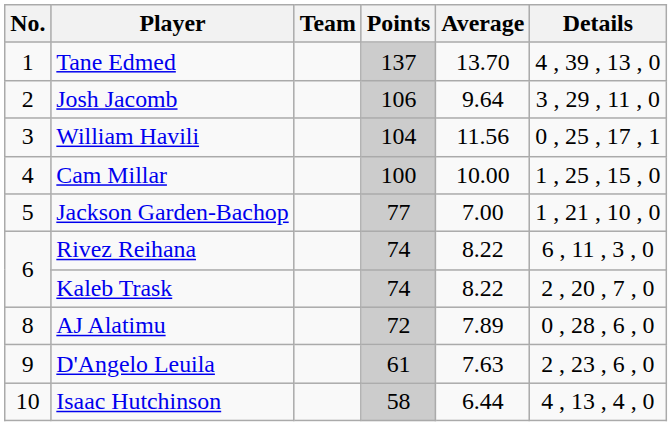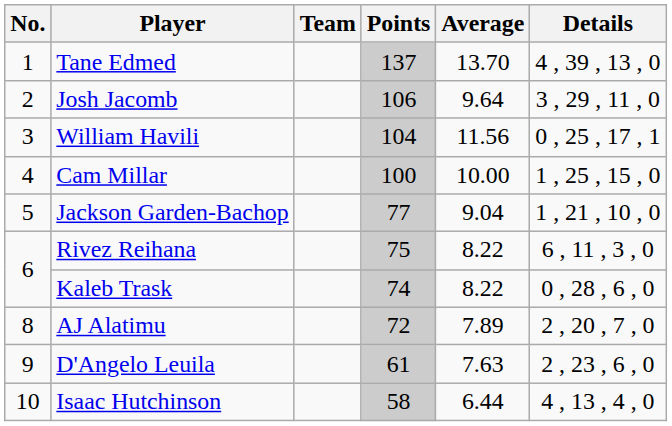(483, 212) 7.00 -> (483, 212) 9.04
(399, 250) 74 -> (399, 250) 75
(598, 288) 2 , 20 , 7 , 0 -> (598, 288) 0 , 28 , 6 , 0
(598, 325) 0 , 28 , 6 , 0 -> (598, 325) 2 , 20 , 7 , 0
